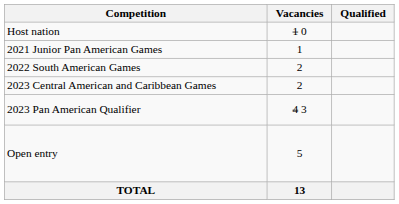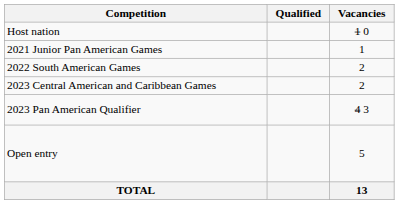columns swapped: (300, 13) <-> (363, 13)
